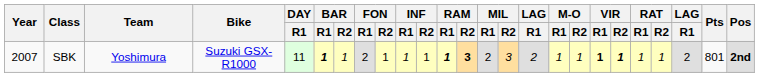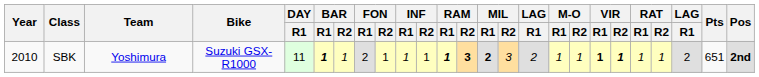(24, 57) 2007 -> (24, 57) 2010
(488, 57) normal -> (488, 57) bold
(715, 57) 801 -> (715, 57) 651
